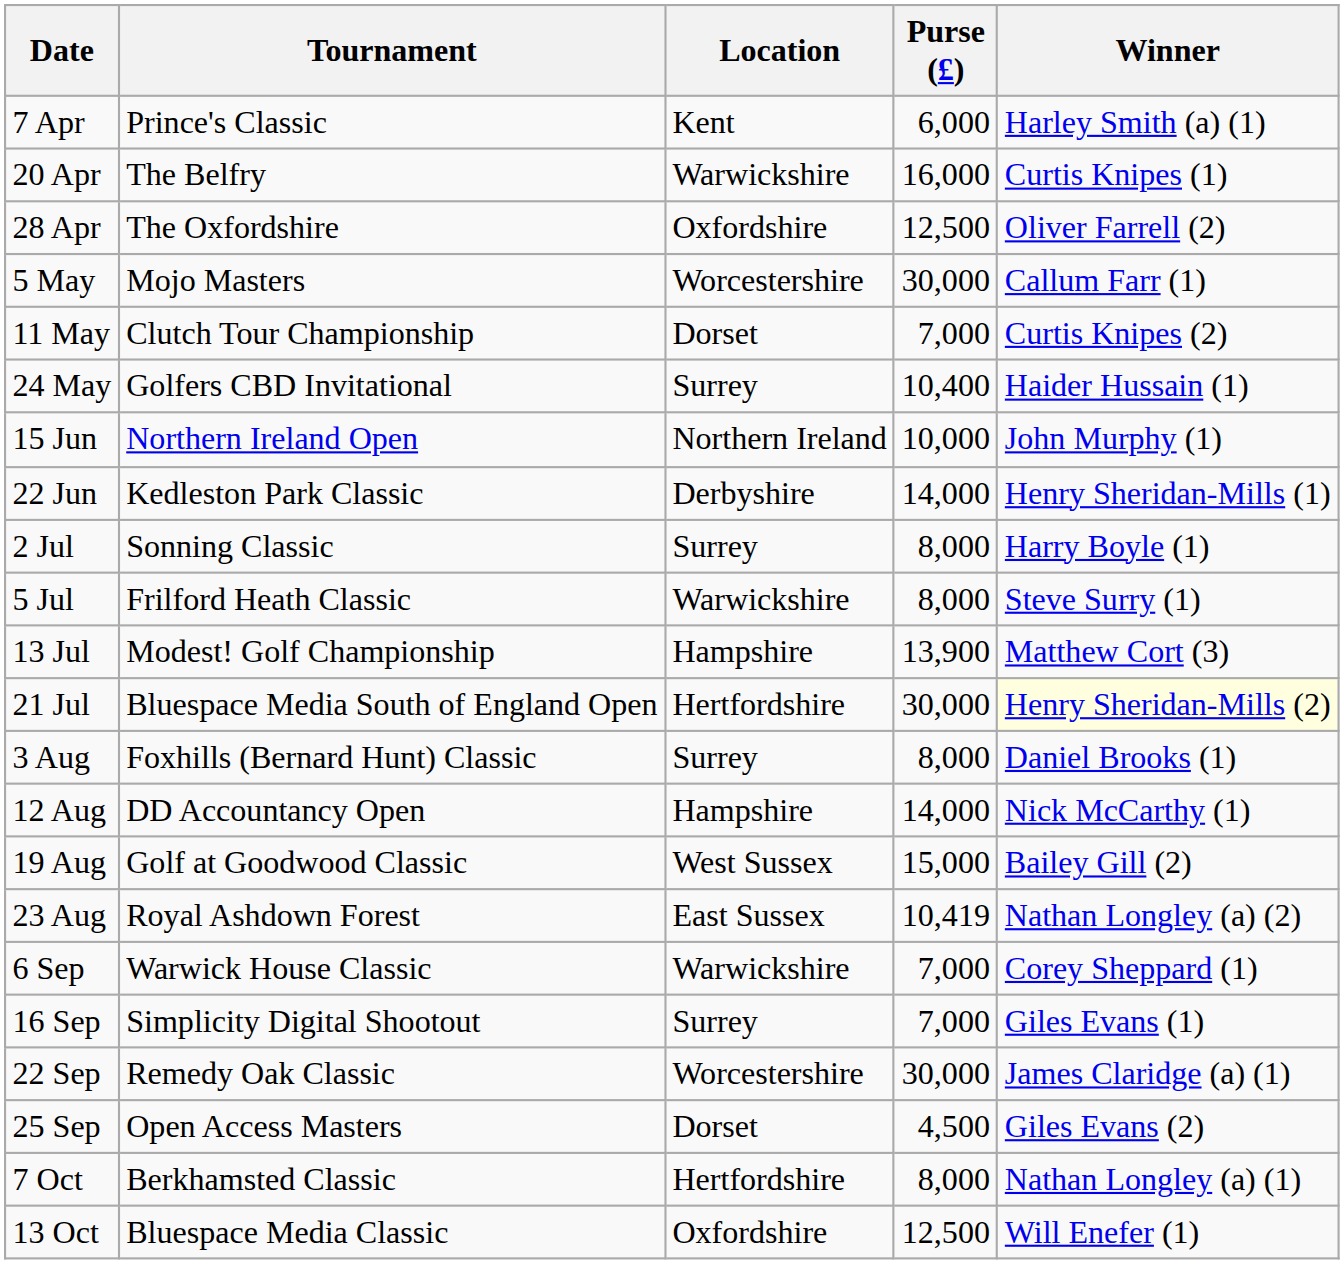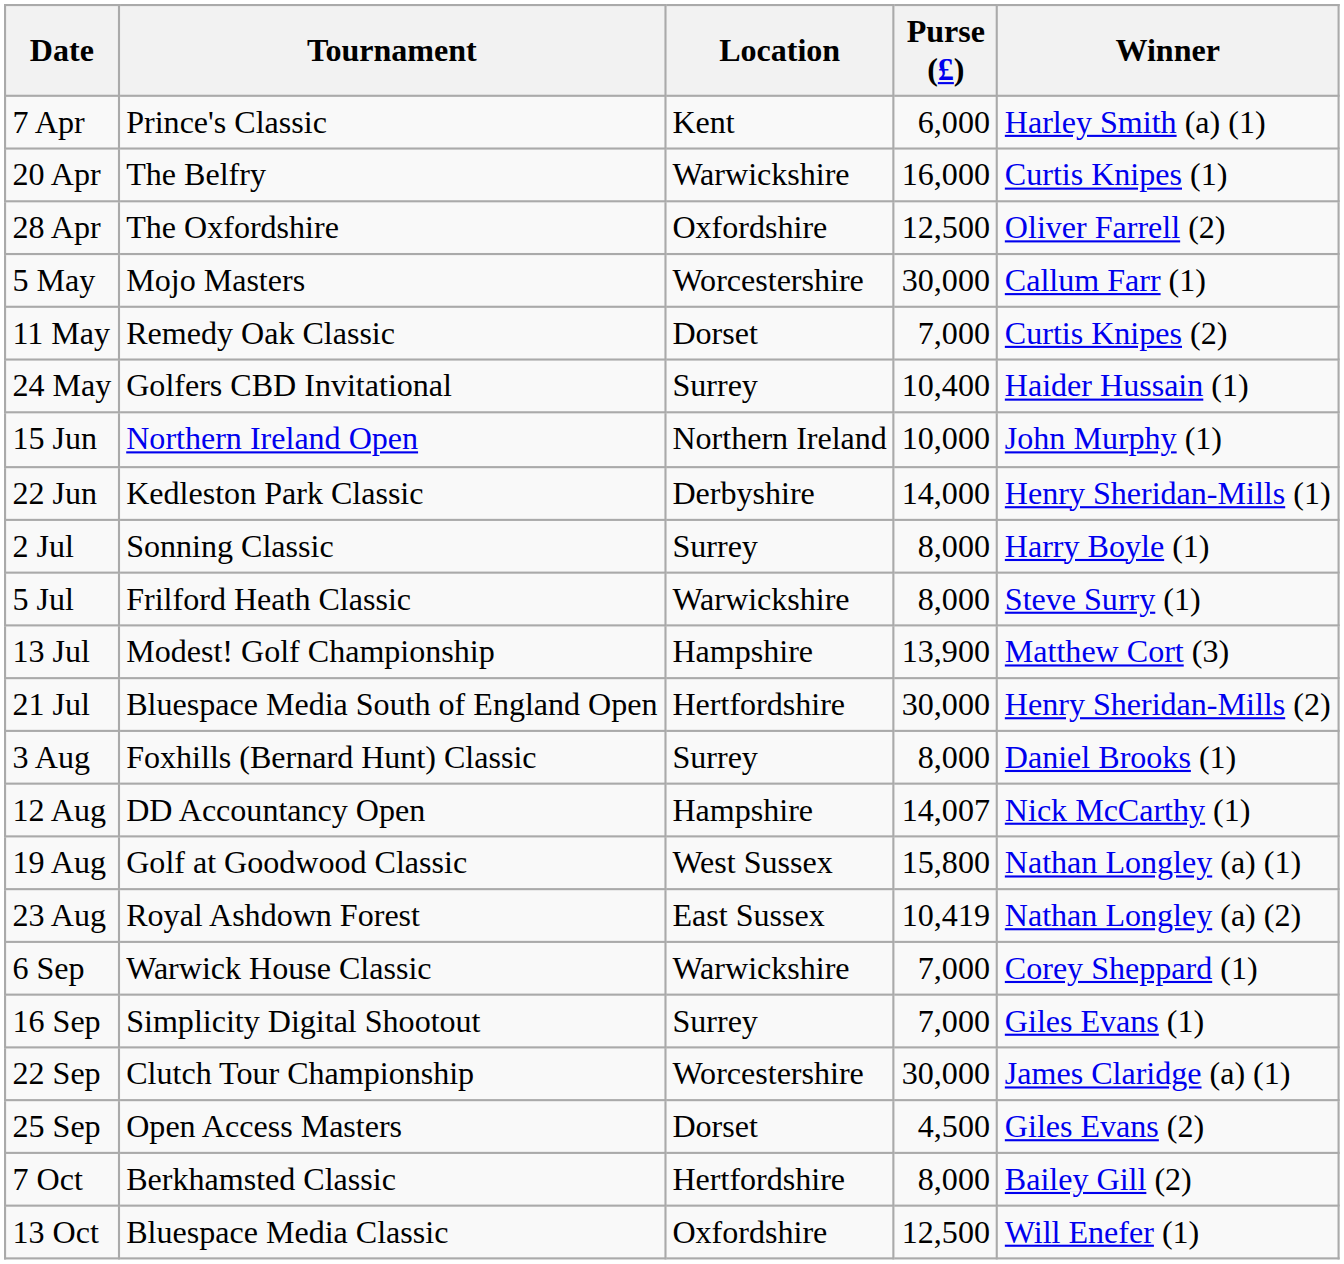(300, 333) Clutch Tour Championship -> (261, 333) Remedy Oak Classic
(1168, 703) lightyellow background -> (1168, 703) no background
(946, 809) 14,000 -> (946, 809) 14,007
(946, 862) 15,000 -> (946, 862) 15,800
(1098, 862) Bailey Gill (2) -> (1153, 862) Nathan Longley (a) (1)
(261, 1073) Remedy Oak Classic -> (300, 1073) Clutch Tour Championship
(1153, 1179) Nathan Longley (a) (1) -> (1098, 1179) Bailey Gill (2)
